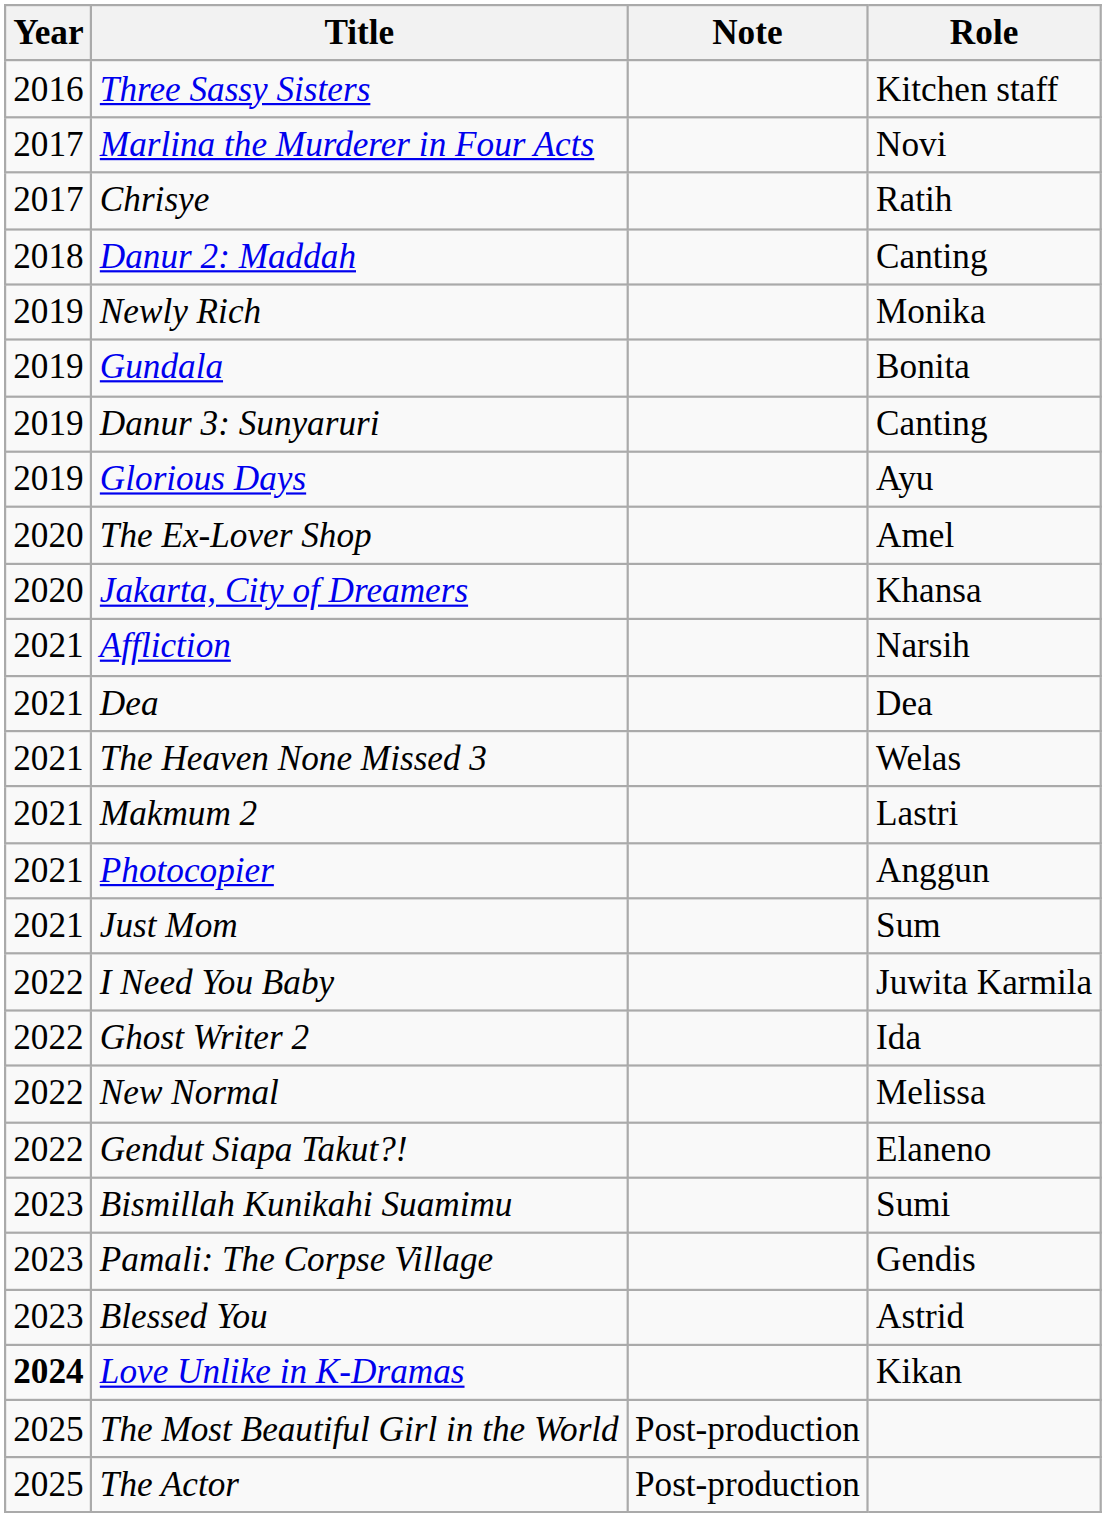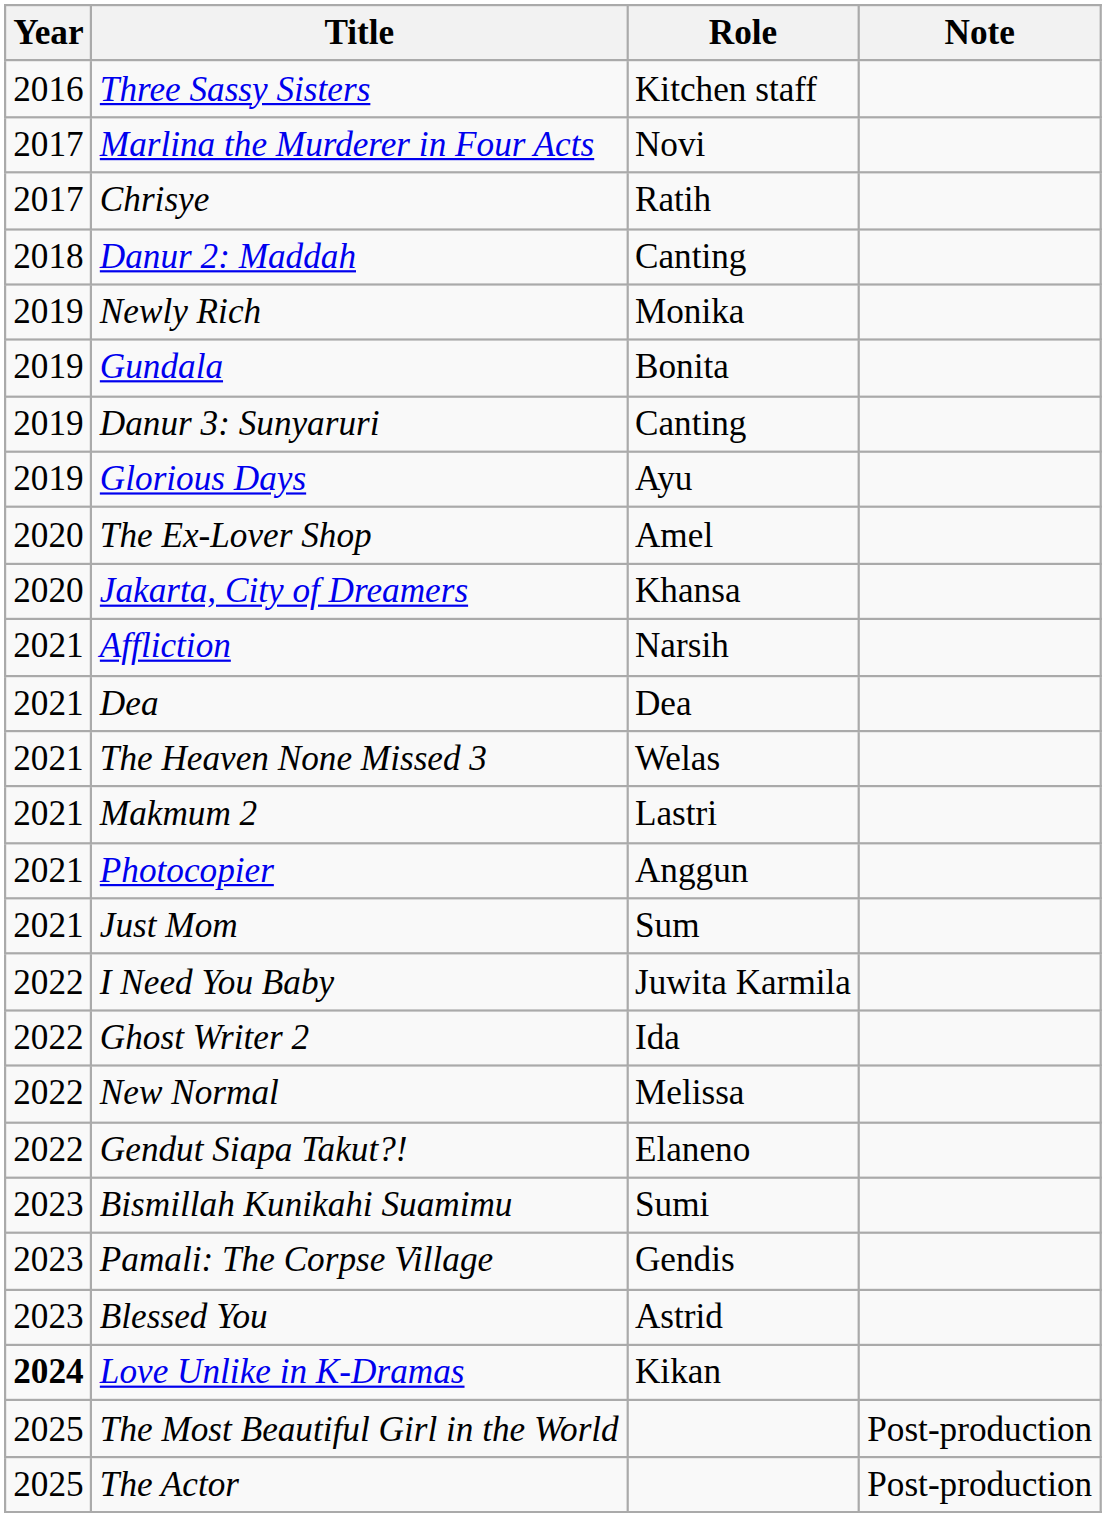columns swapped: (984, 32) <-> (747, 32)
